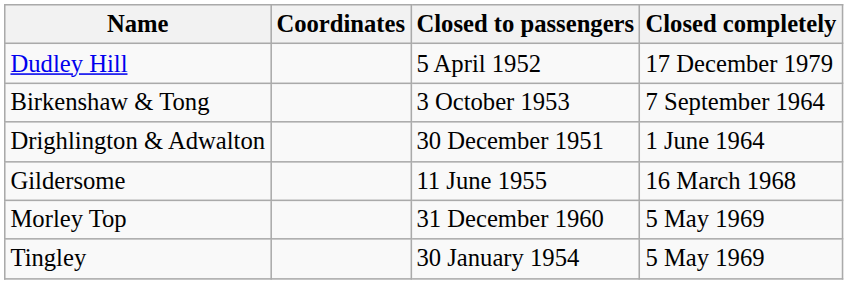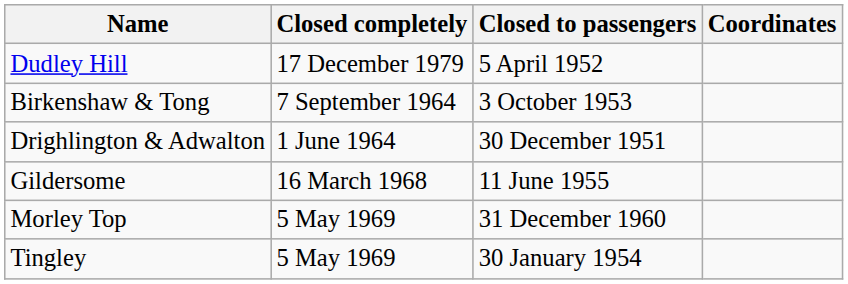columns swapped: (341, 24) <-> (741, 24)
